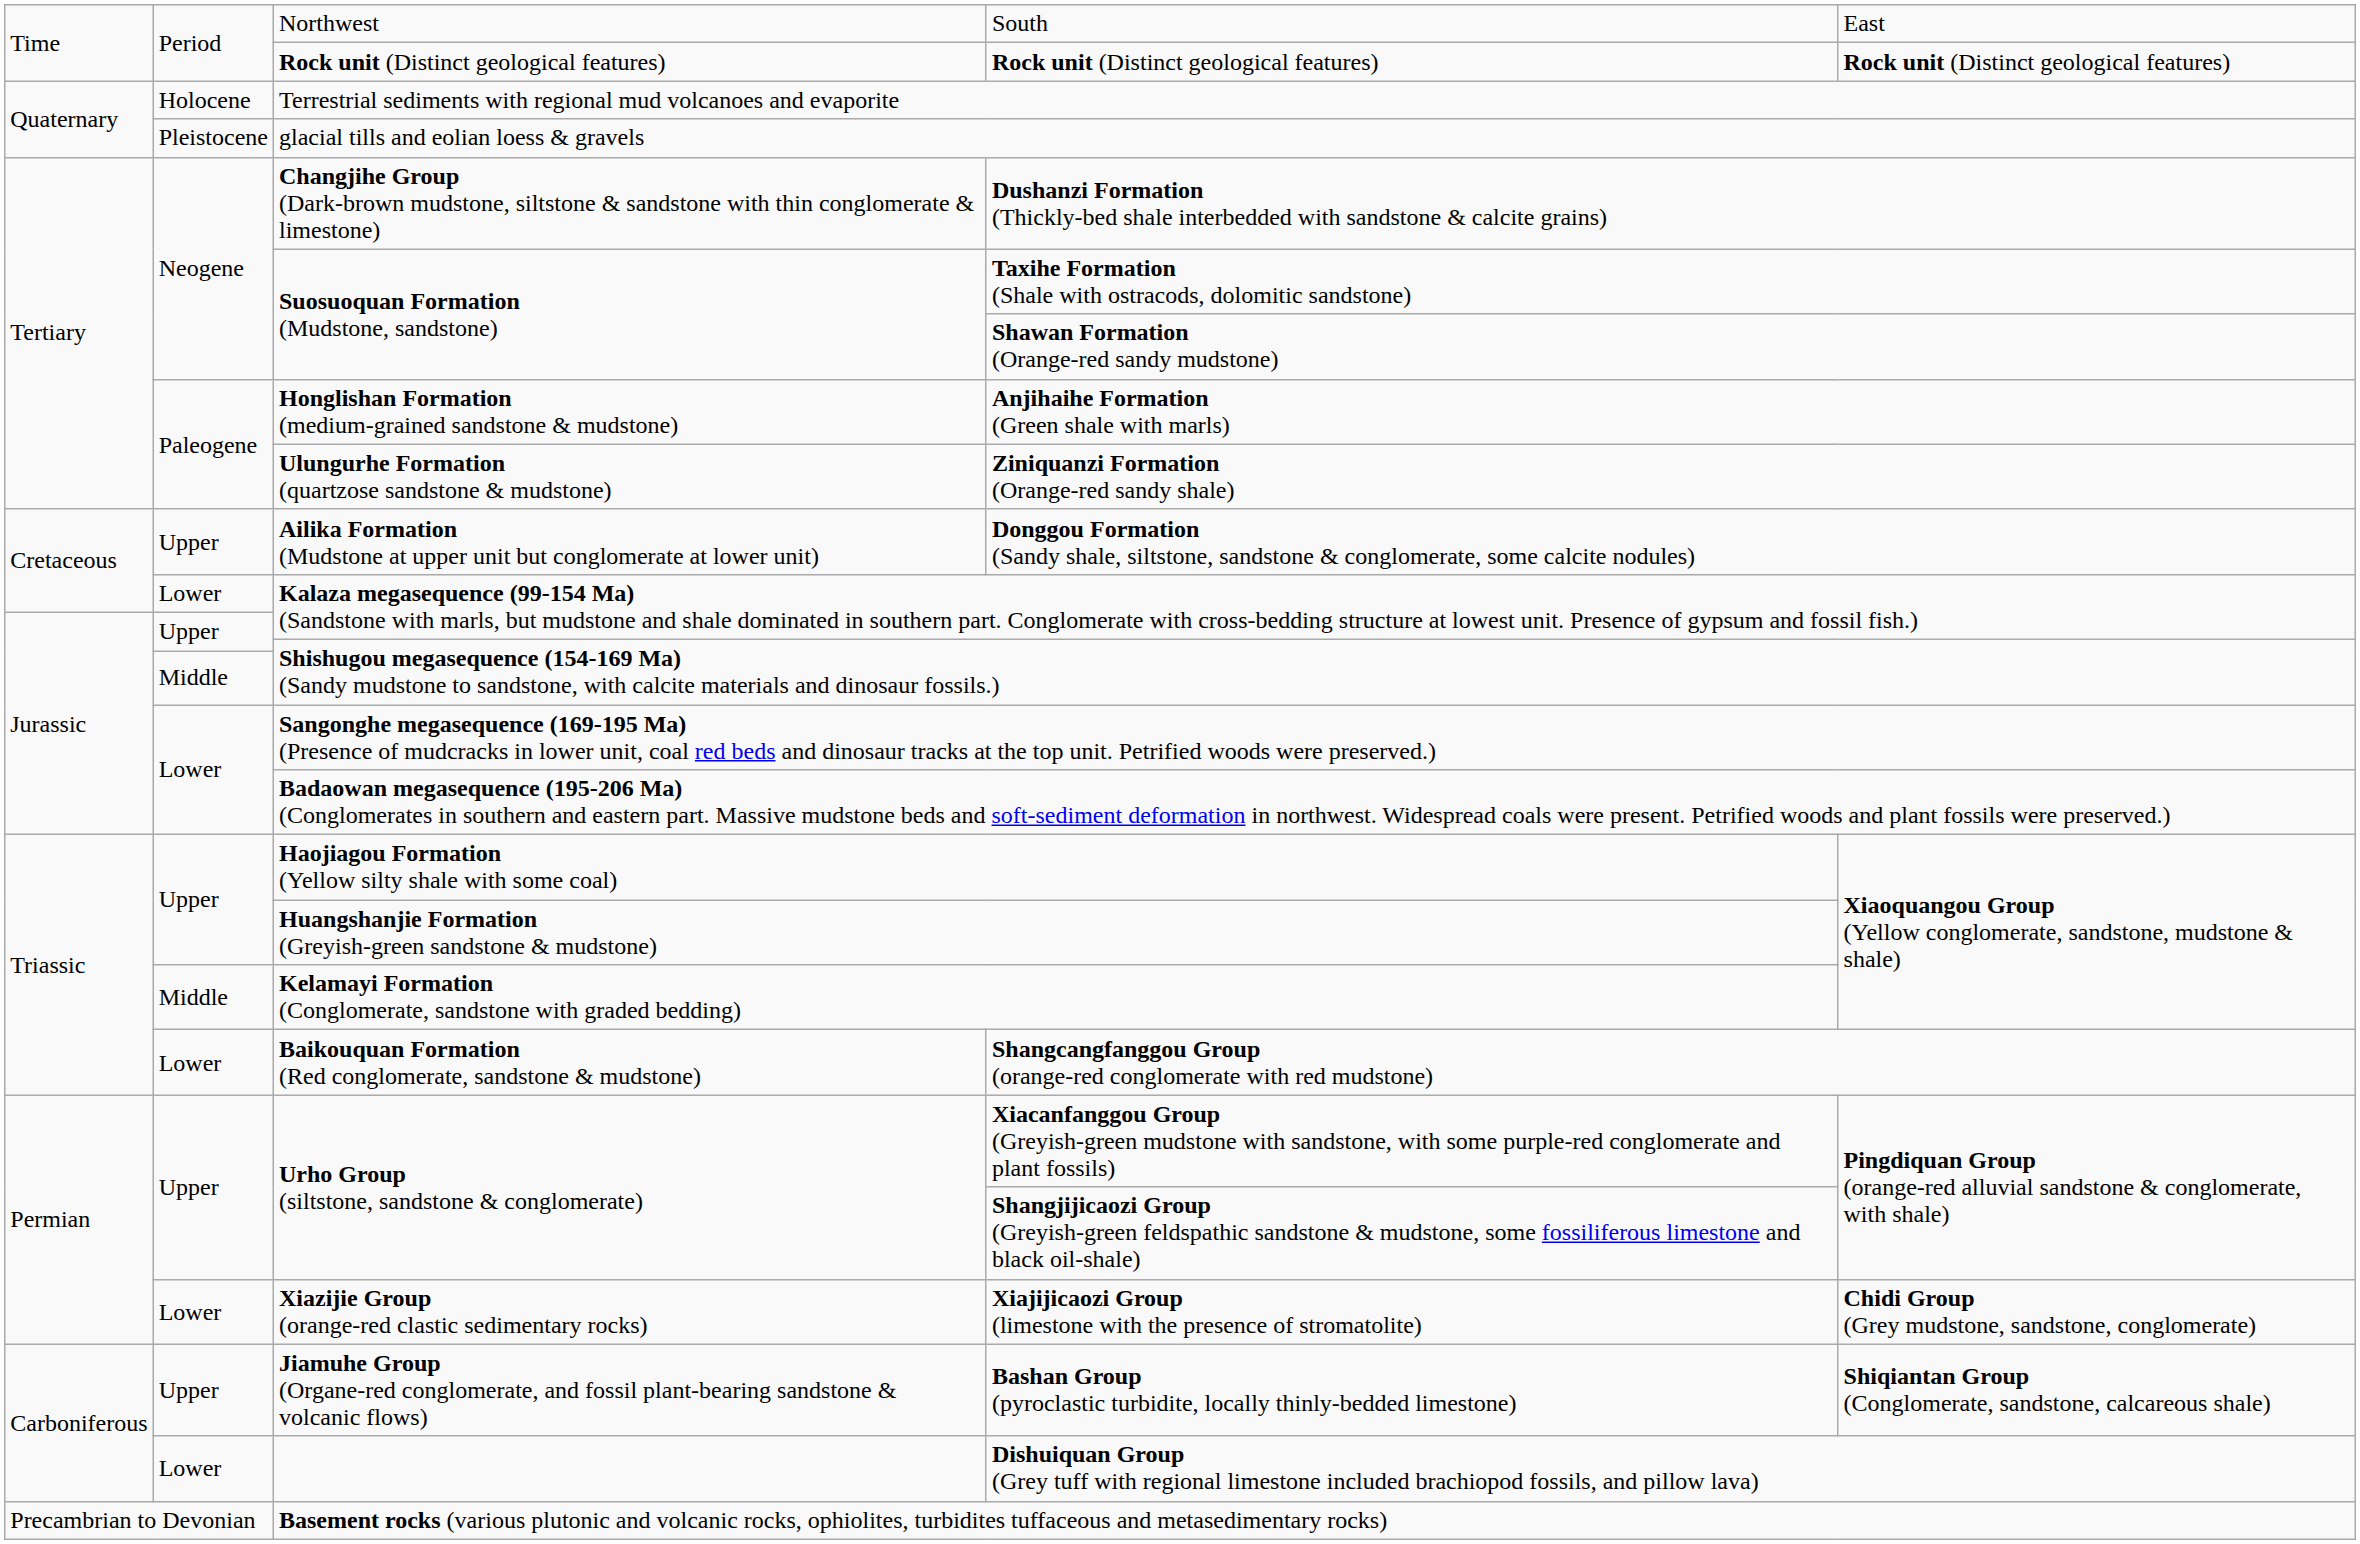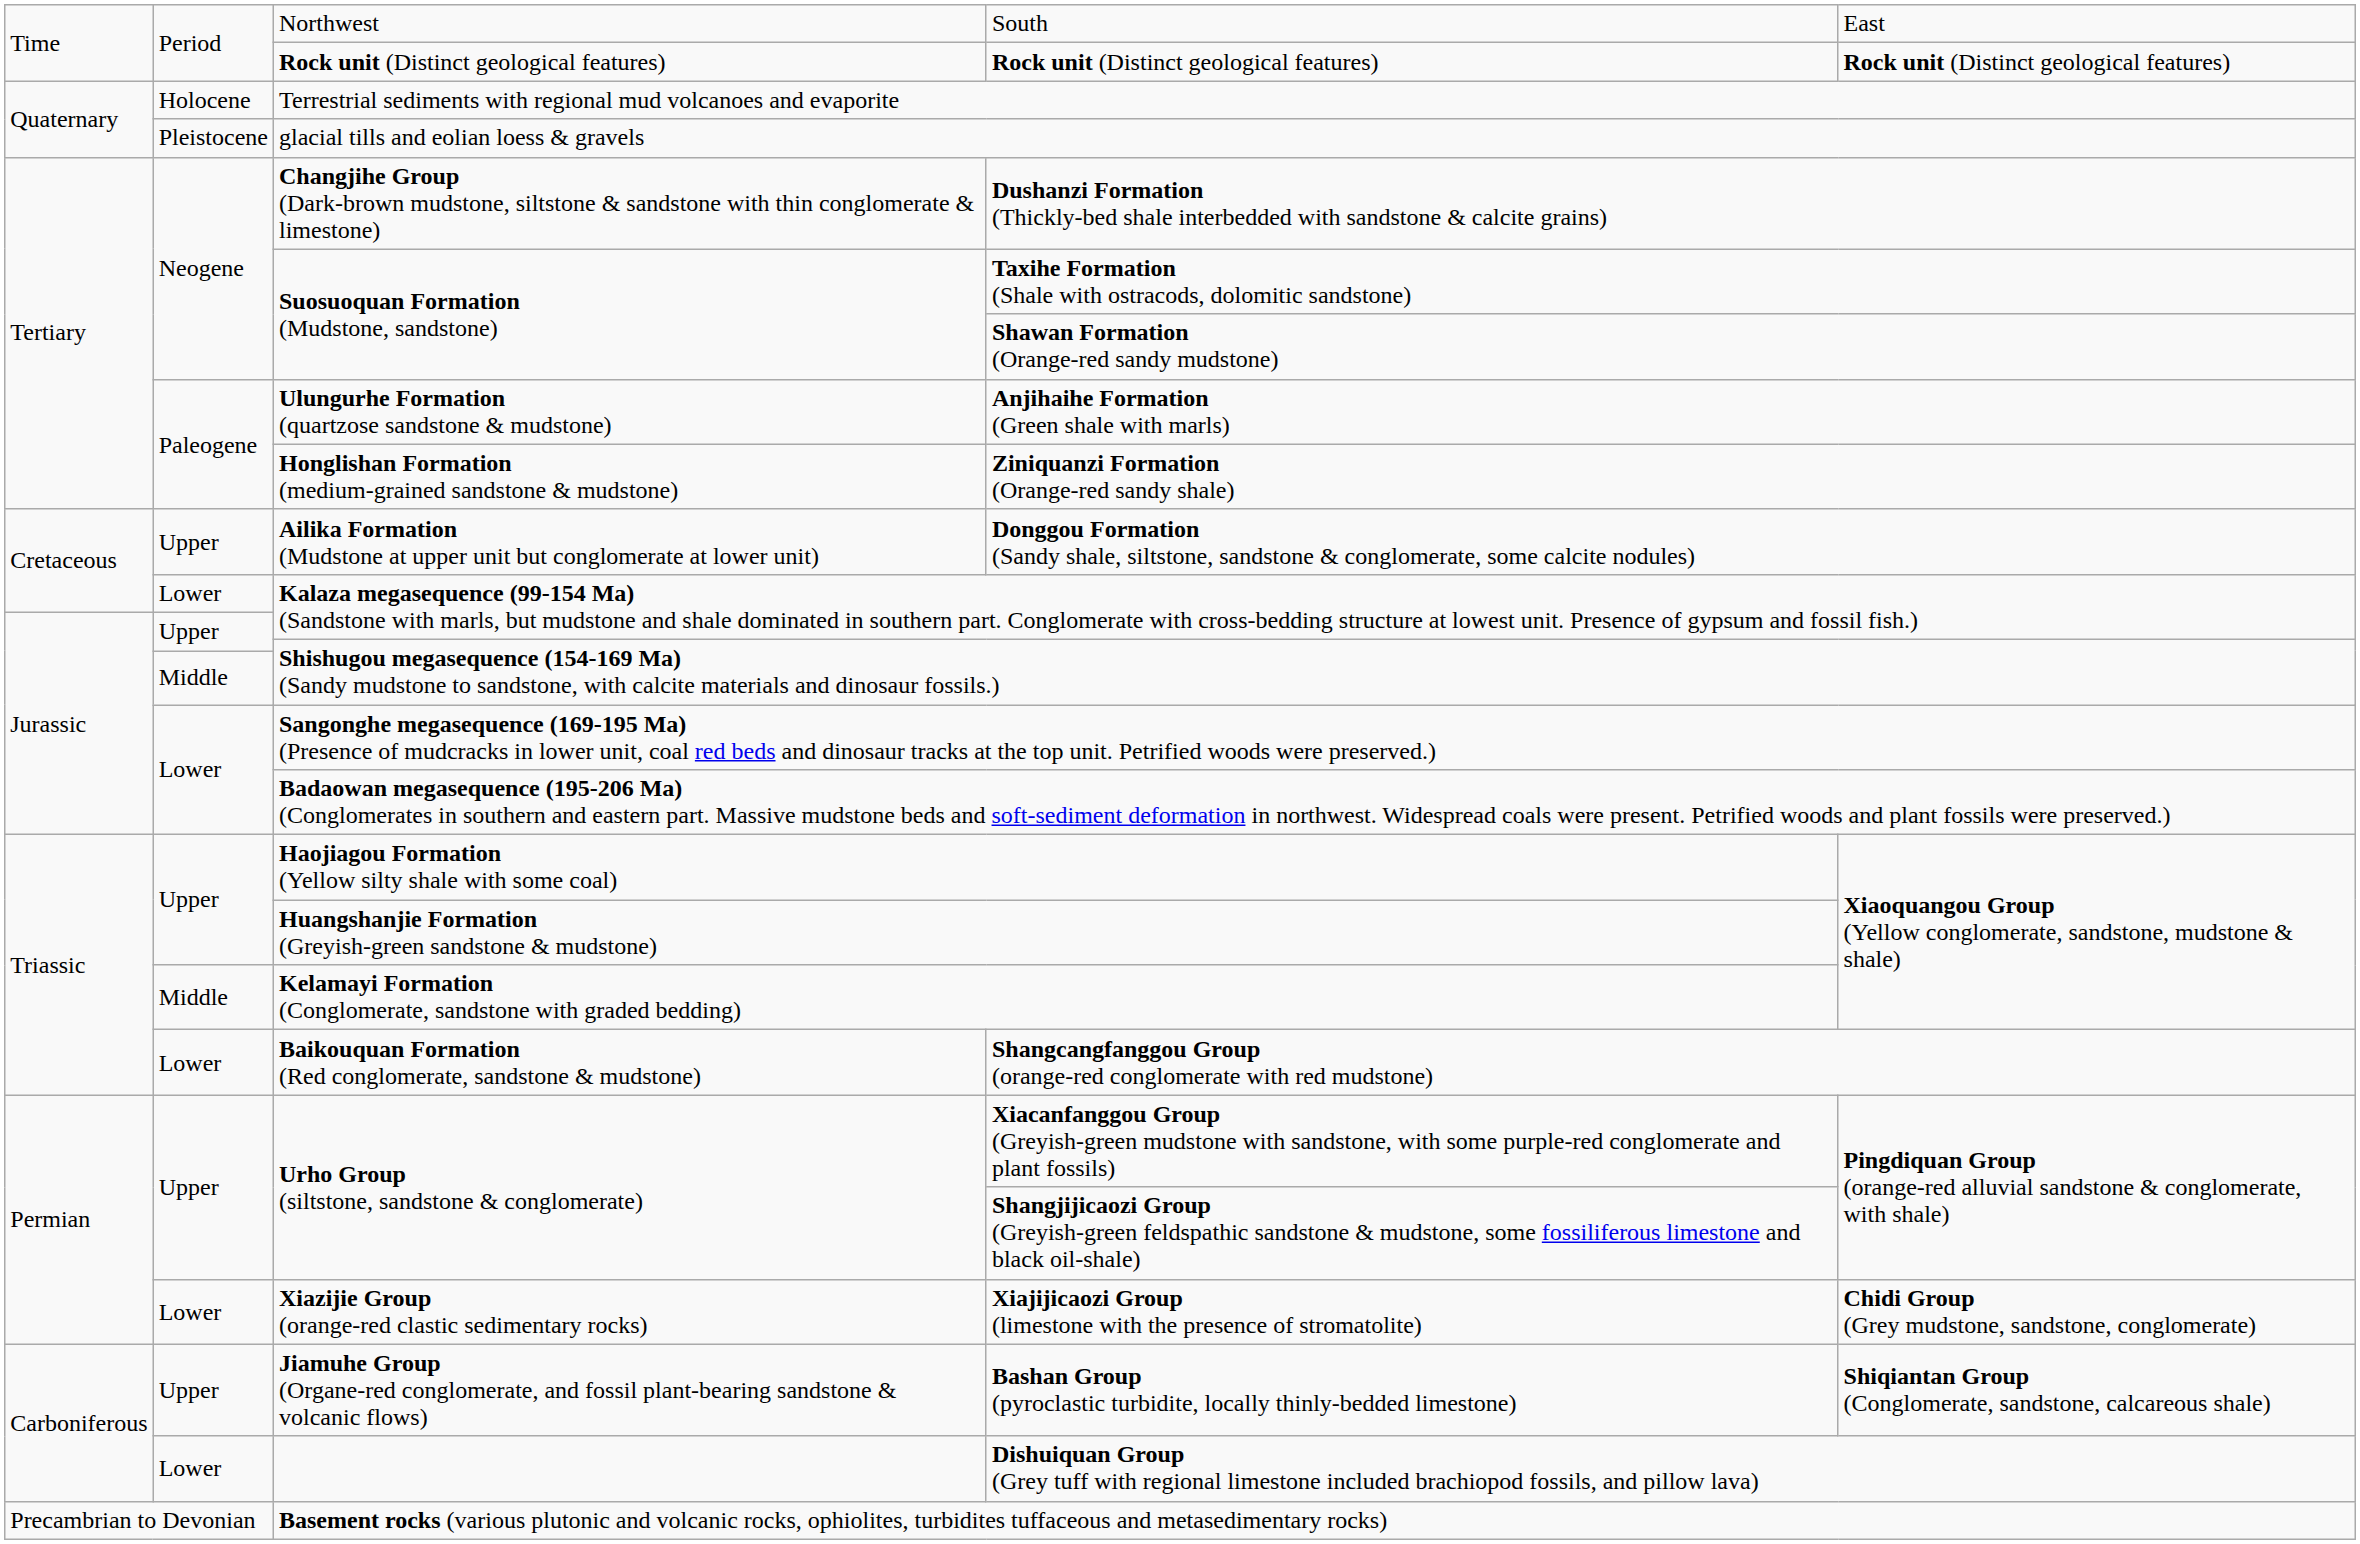(479, 411) Honglishan Formation (medium-grained sandstone & mudstone) -> (445, 411) Ulungurhe Formation (quartzose sandstone & mudstone)
(445, 476) Ulungurhe Formation (quartzose sandstone & mudstone) -> (479, 476) Honglishan Formation (medium-grained sandstone & mudstone)
